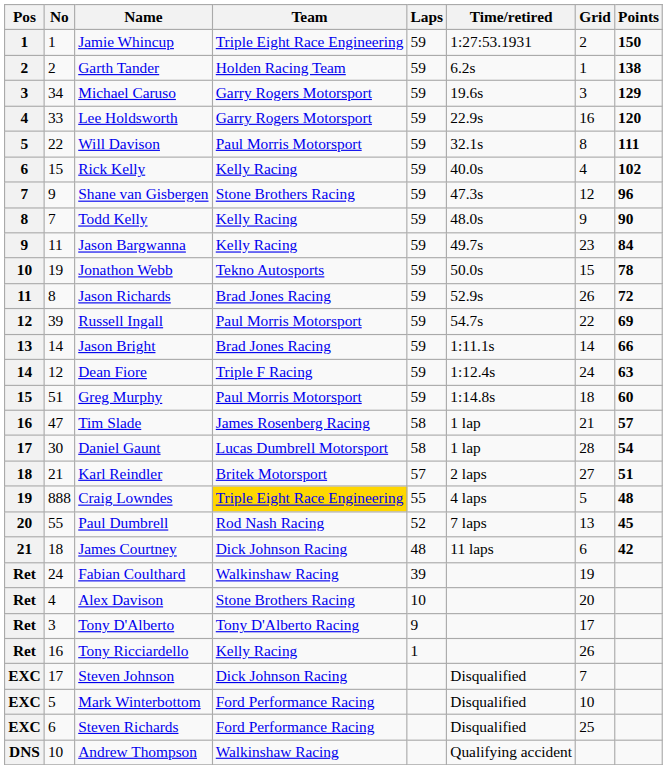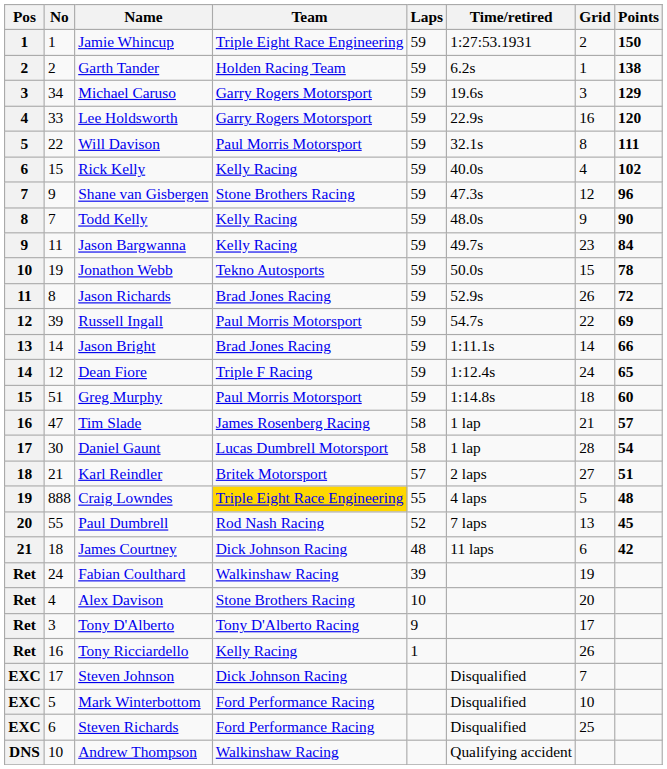(626, 371) 63 -> (626, 371) 65
